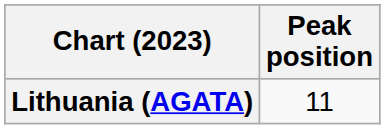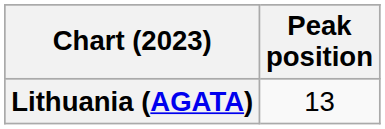(319, 100) 11 -> (319, 100) 13
